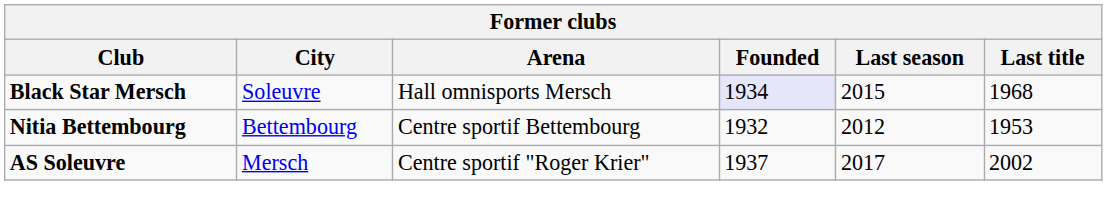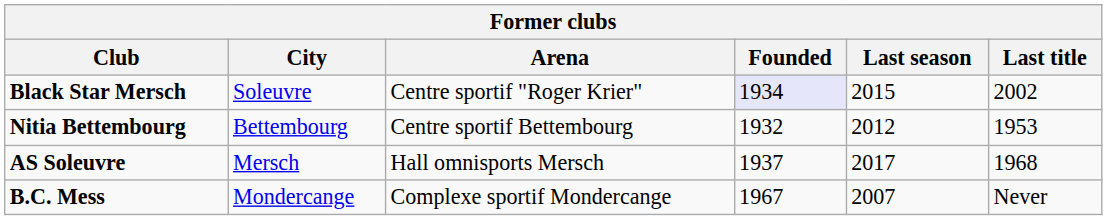(505, 92) Hall omnisports Mersch -> (516, 92) Centre sportif "Roger Krier"
(1011, 92) 1968 -> (1016, 92) 2002
(524, 162) Centre sportif "Roger Krier" -> (497, 162) Hall omnisports Mersch
(1011, 162) 2002 -> (1016, 162) 1968
+ row: (57, 197)
